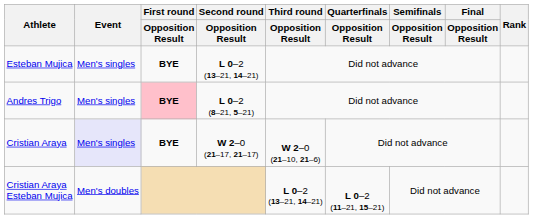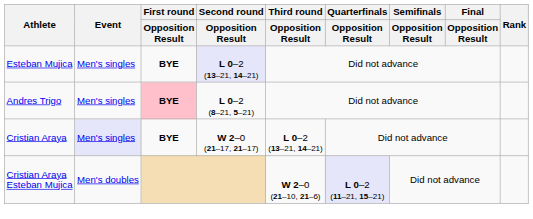(231, 70) no background -> (231, 70) lavender background
(295, 154) W 2–0 (21–10, 21–6) -> (295, 143) L 0–2 (13–21, 14–21)
(295, 196) L 0–2 (13–21, 14–21) -> (295, 190) W 2–0 (21–10, 21–6)
(357, 201) no background -> (357, 190) lavender background
